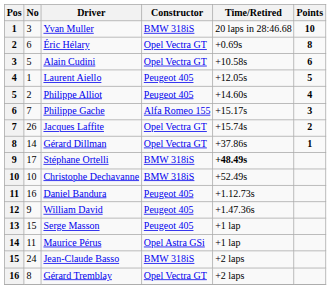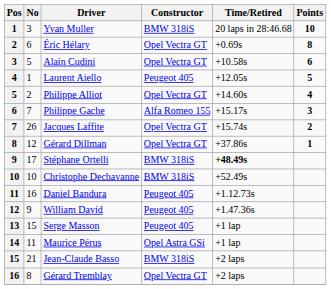(169, 94) Peugeot 405 -> (175, 94) Opel Vectra GT
(31, 144) 14 -> (31, 144) 12
(31, 259) 24 -> (31, 259) 21
